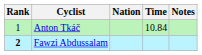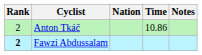(18, 27) 1 -> (18, 27) 2
(156, 27) 10.84 -> (156, 27) 10.86
